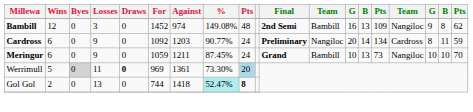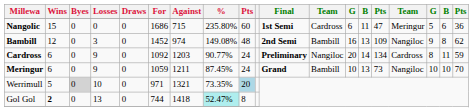+ row: (23, 25)
(97, 69) 11 -> (97, 84) 10
(124, 69) bold -> (124, 84) normal
(157, 69) 969 -> (157, 84) 971
(181, 69) 1361 -> (181, 84) 1321
(219, 69) 73.30% -> (219, 84) 73.35%
(50, 84) normal -> (50, 98) bold
(243, 84) bold -> (243, 98) normal
